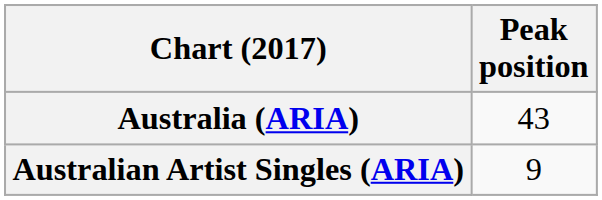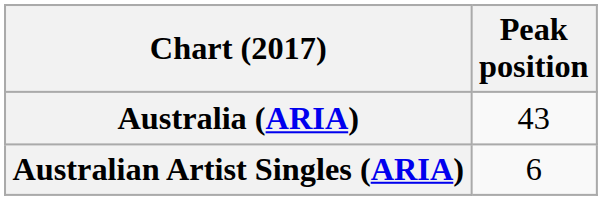(534, 169) 9 -> (534, 169) 6
